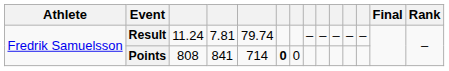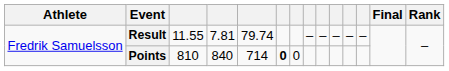(188, 36) 11.24 -> (188, 36) 11.55
(188, 56) 808 -> (188, 56) 810
(222, 56) 841 -> (222, 56) 840
